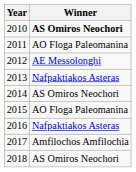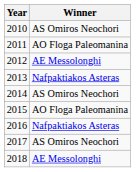(77, 28) bold -> (75, 28) normal
(80, 142) Amfilochos Amfilochia -> (75, 142) AS Omiros Neochori
(75, 158) AS Omiros Neochori -> (66, 158) AE Messolonghi
